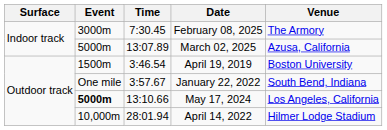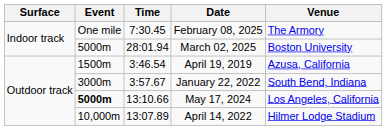(94, 30) 3000m -> (100, 30) One mile
(148, 47) 13:07.89 -> (148, 47) 28:01.94
(309, 47) Azusa, California -> (310, 47) Boston University
(310, 64) Boston University -> (309, 64) Azusa, California
(100, 82) One mile -> (94, 82) 3000m
(148, 116) 28:01.94 -> (148, 116) 13:07.89
